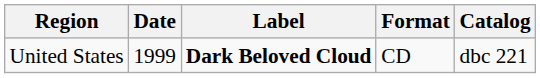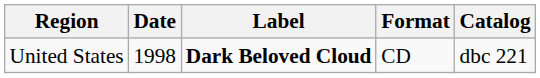(155, 55) 1999 -> (155, 55) 1998
